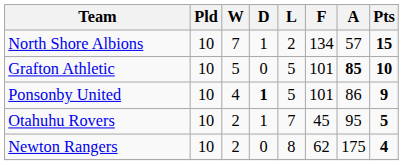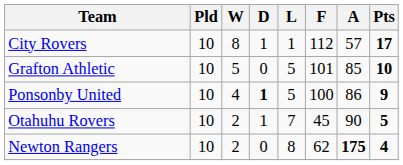+ row: (47, 43)
- row: (76, 43)
(353, 69) bold -> (353, 69) normal
(321, 95) 101 -> (321, 95) 100
(353, 120) 95 -> (353, 120) 90
(353, 146) normal -> (353, 146) bold
